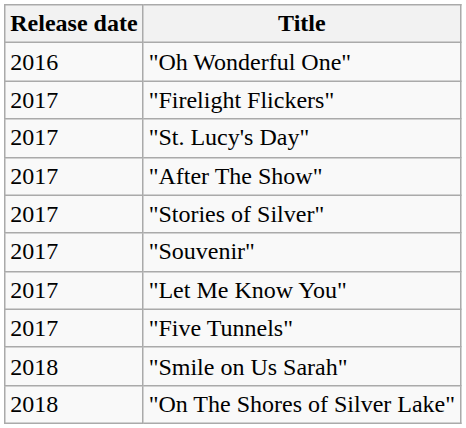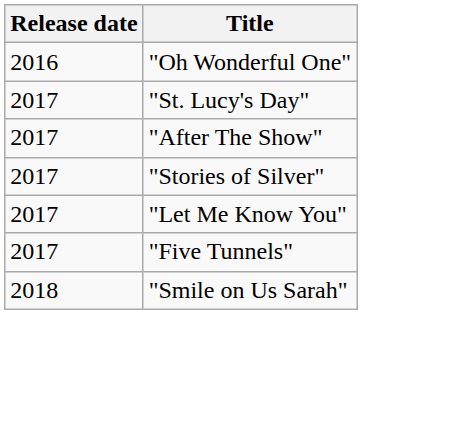- row: (241, 99)
- row: (202, 251)
- row: (302, 404)
